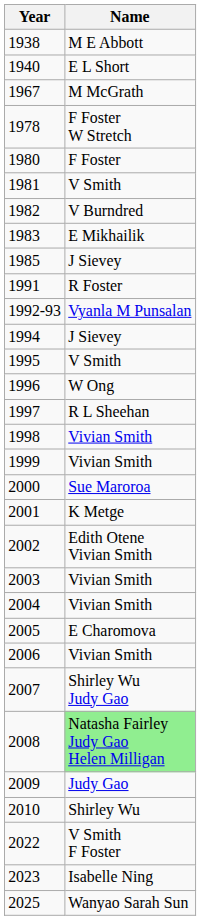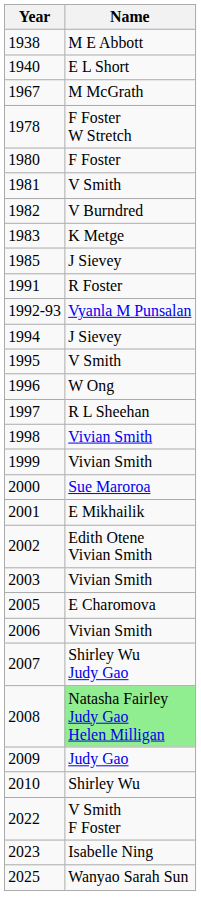(106, 235) E Mikhailik -> (96, 235) K Metge
(96, 512) K Metge -> (106, 512) E Mikhailik
- row: (24, 605)
